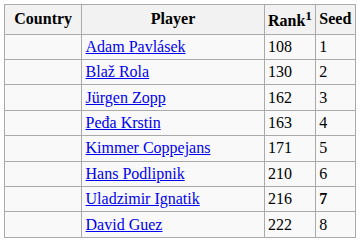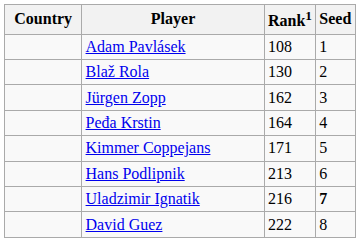(280, 123) 163 -> (280, 123) 164
(280, 173) 210 -> (280, 173) 213
